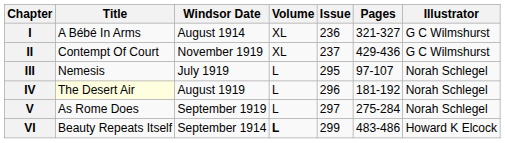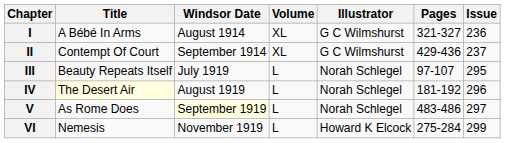columns swapped: (335, 14) <-> (451, 14)
(220, 52) November 1919 -> (222, 52) September 1914
(81, 71) Nemesis -> (115, 71) Beauty Repeats Itself
(222, 109) no background -> (222, 109) lightyellow background
(378, 109) 275-284 -> (439, 109) 483-486
(115, 128) Beauty Repeats Itself -> (81, 128) Nemesis
(222, 128) September 1914 -> (220, 128) November 1919
(276, 128) bold -> (275, 128) normal
(378, 128) 483-486 -> (439, 128) 275-284
